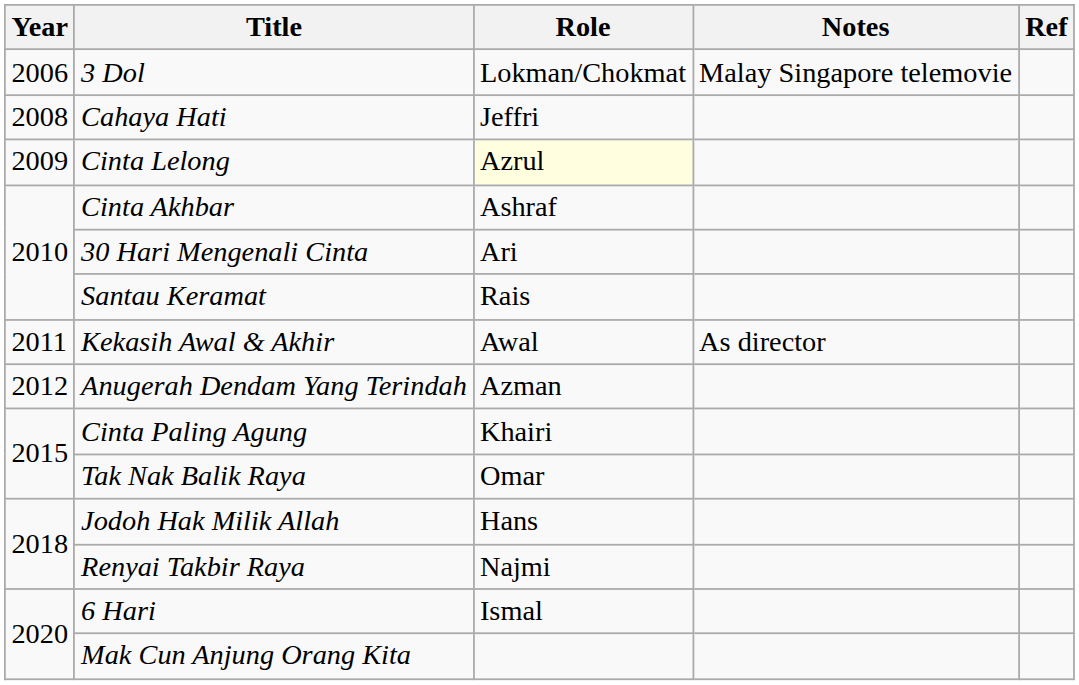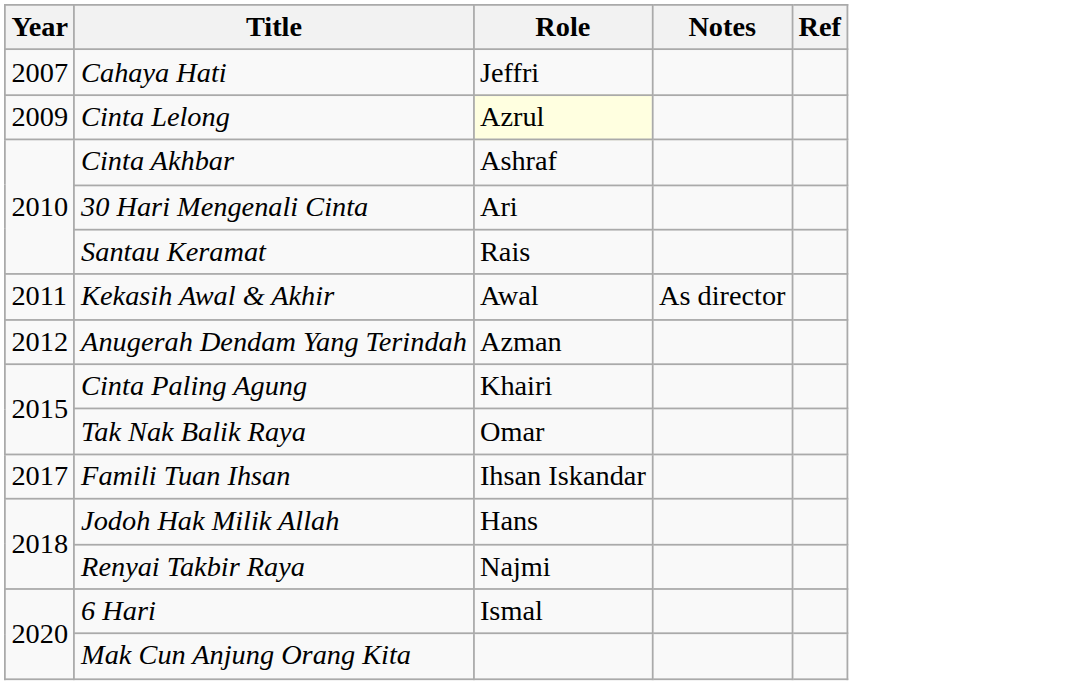- row: (113, 71)
(40, 116) 2008 -> (40, 71) 2007
+ row: (186, 476)
